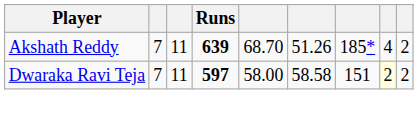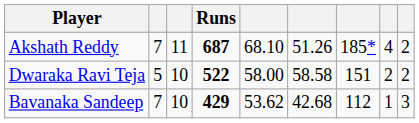(215, 46) 639 -> (216, 46) 687
(263, 46) 68.70 -> (264, 46) 68.10
(158, 74) 7 -> (158, 74) 5
(179, 74) 11 -> (179, 74) 10
(215, 74) 597 -> (216, 74) 522
(388, 74) lightyellow background -> (388, 74) no background
+ row: (76, 103)
